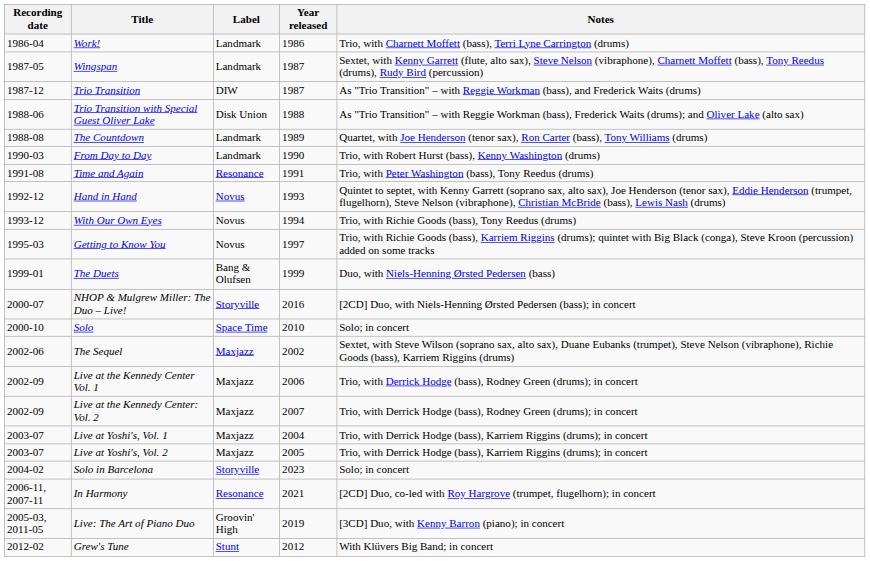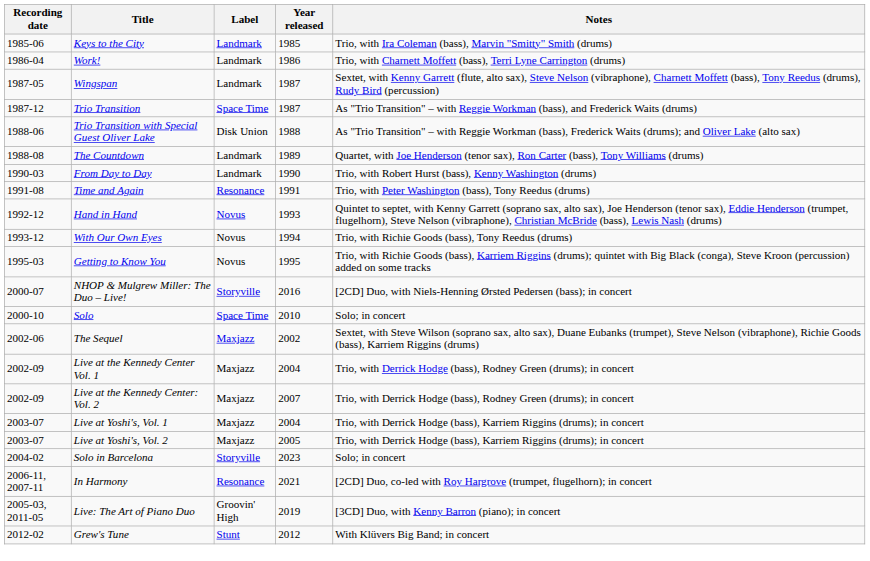+ row: (109, 43)
(227, 90) DIW -> (242, 108) Space Time
(293, 244) 1997 -> (289, 261) 1995
- row: (96, 274)
(293, 381) 2006 -> (289, 369) 2004
